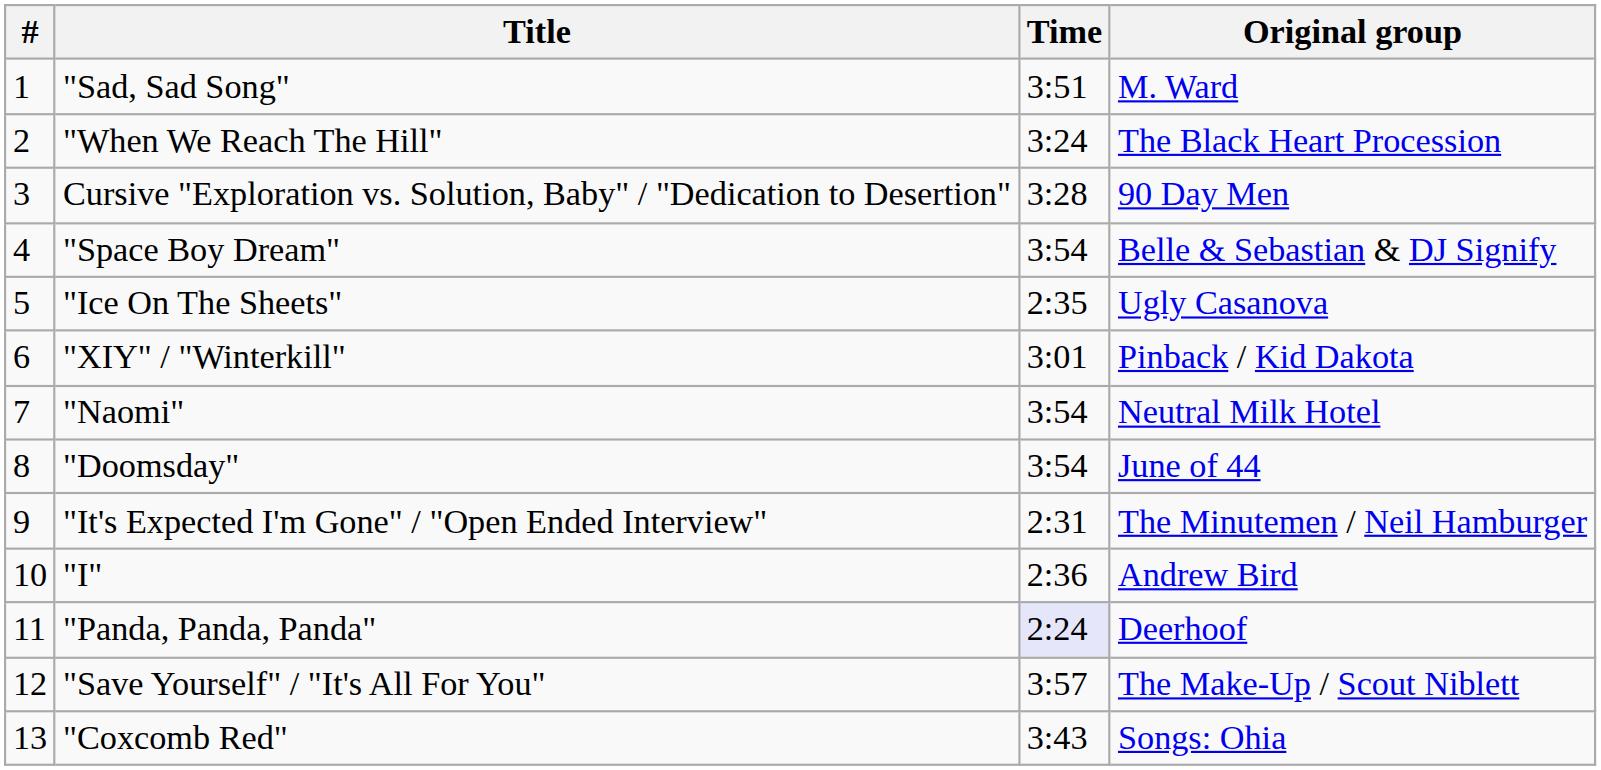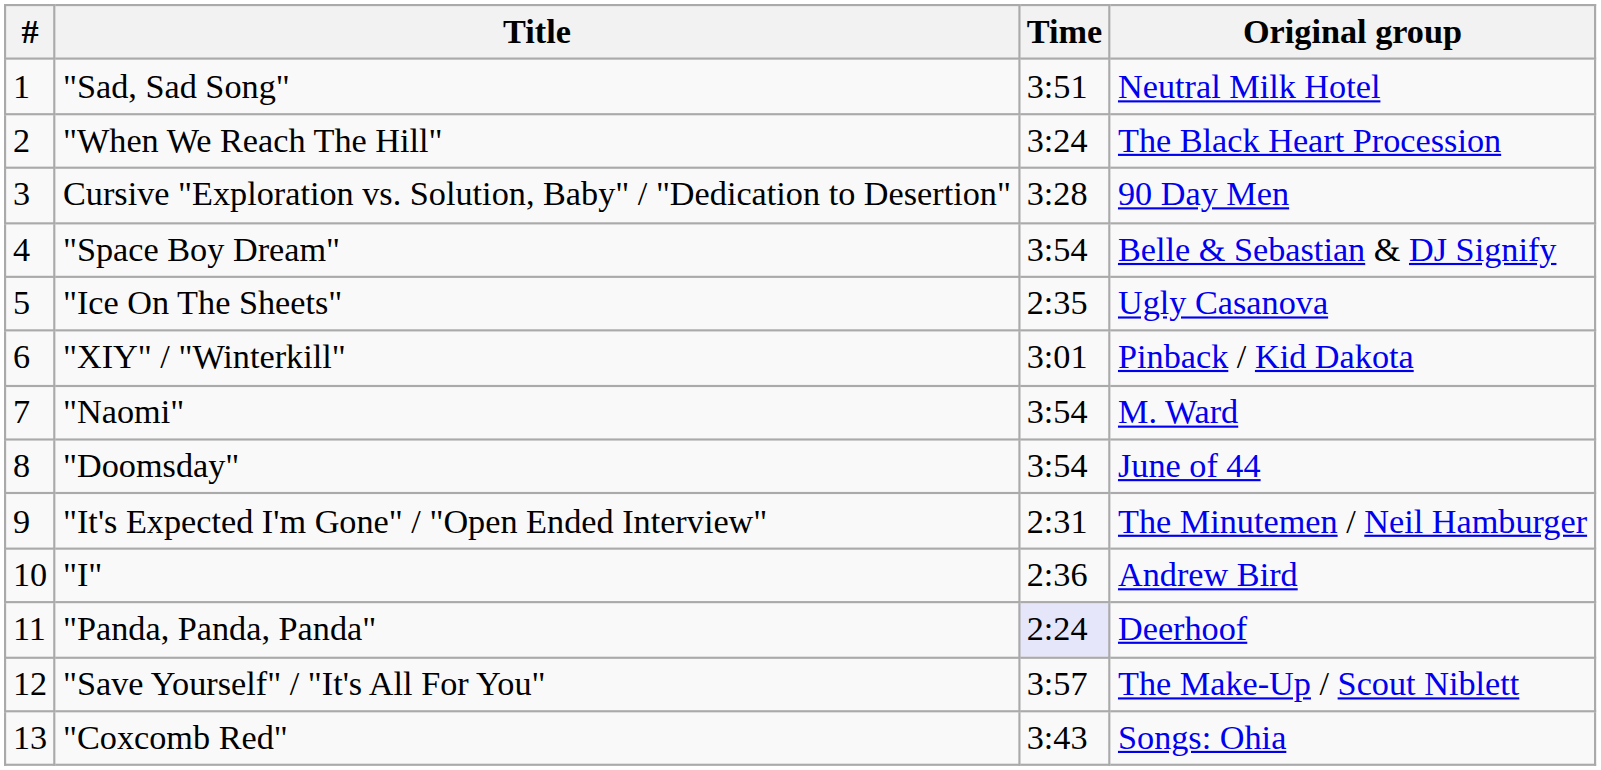(1178, 85) M. Ward -> (1249, 85) Neutral Milk Hotel
(1249, 411) Neutral Milk Hotel -> (1178, 411) M. Ward
